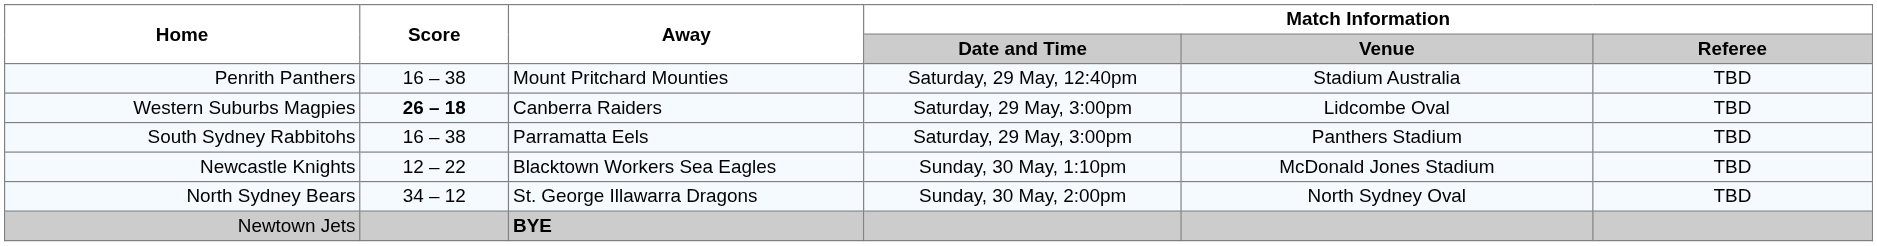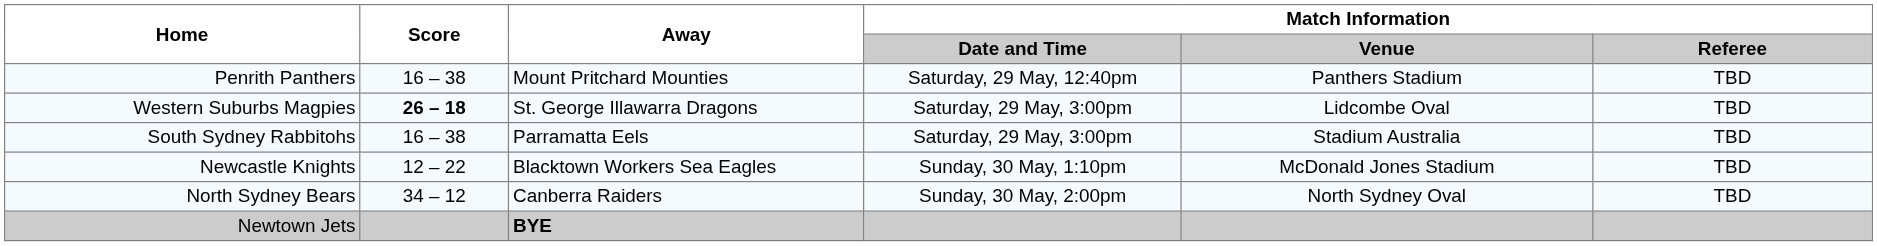(1387, 78) Stadium Australia -> (1387, 78) Panthers Stadium
(588, 107) Canberra Raiders -> (635, 107) St. George Illawarra Dragons
(1387, 137) Panthers Stadium -> (1387, 137) Stadium Australia
(635, 196) St. George Illawarra Dragons -> (588, 196) Canberra Raiders
